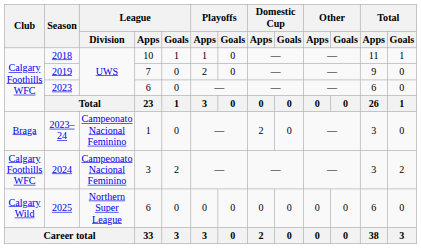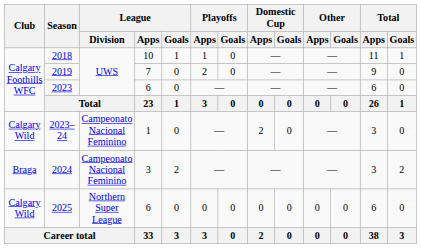(25, 131) Braga -> (25, 131) Calgary Wild
(25, 169) Calgary Foothills WFC -> (25, 169) Braga
